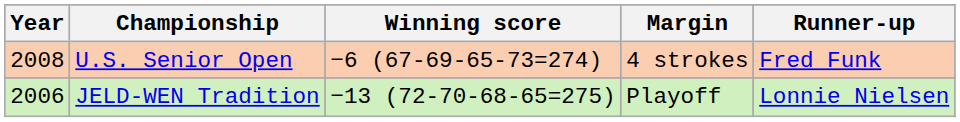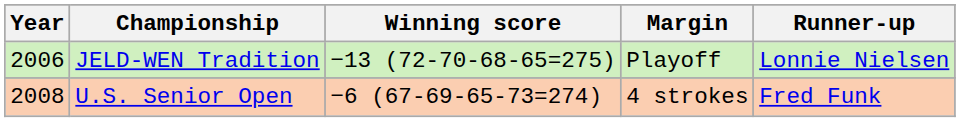rows swapped: (198, 97) <-> (184, 60)
